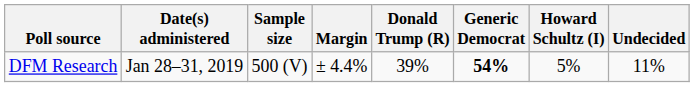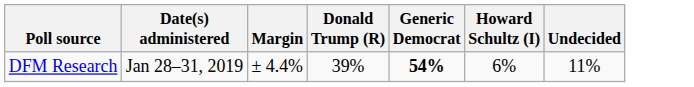- column: (280, 28)
(569, 66) 5% -> (504, 66) 6%
